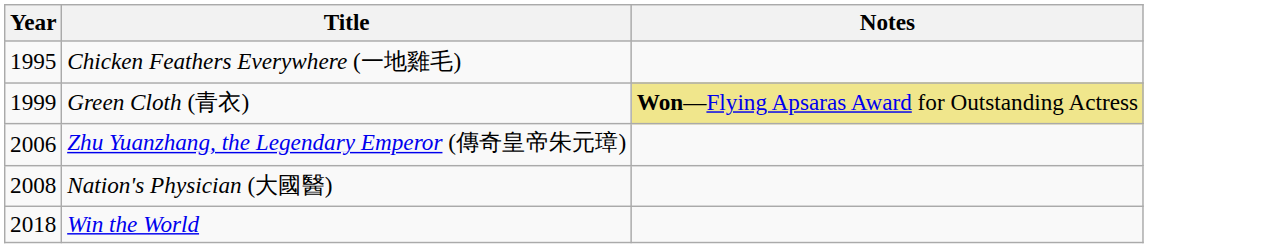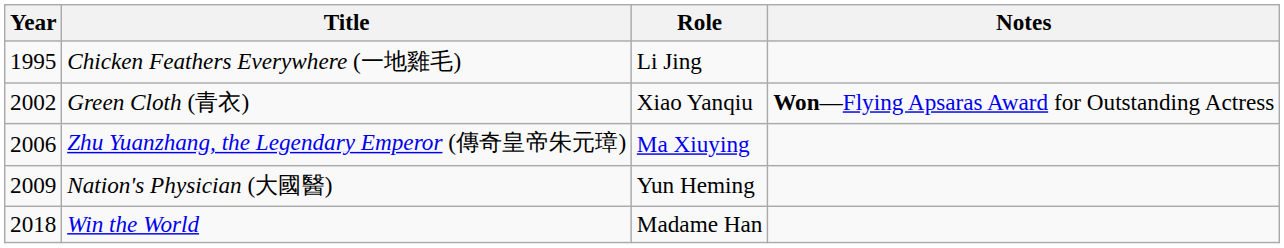+ column: (700, 22)
(33, 103) 1999 -> (33, 103) 2002
(887, 103) khaki background -> (1024, 103) no background
(33, 185) 2008 -> (33, 185) 2009
